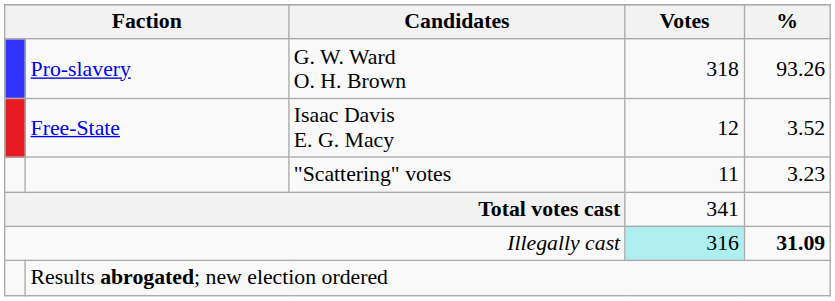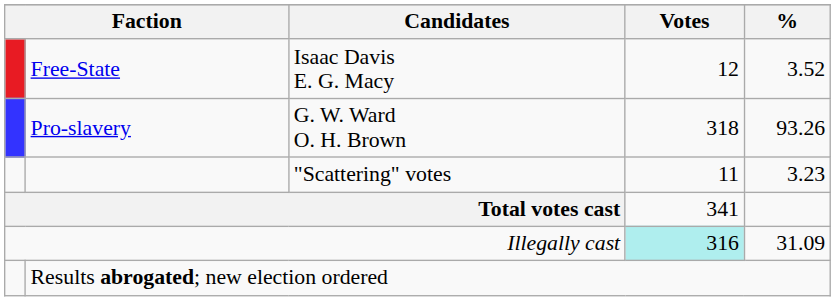rows swapped: (81, 68) <-> (75, 127)
(801, 243) bold -> (801, 243) normal
